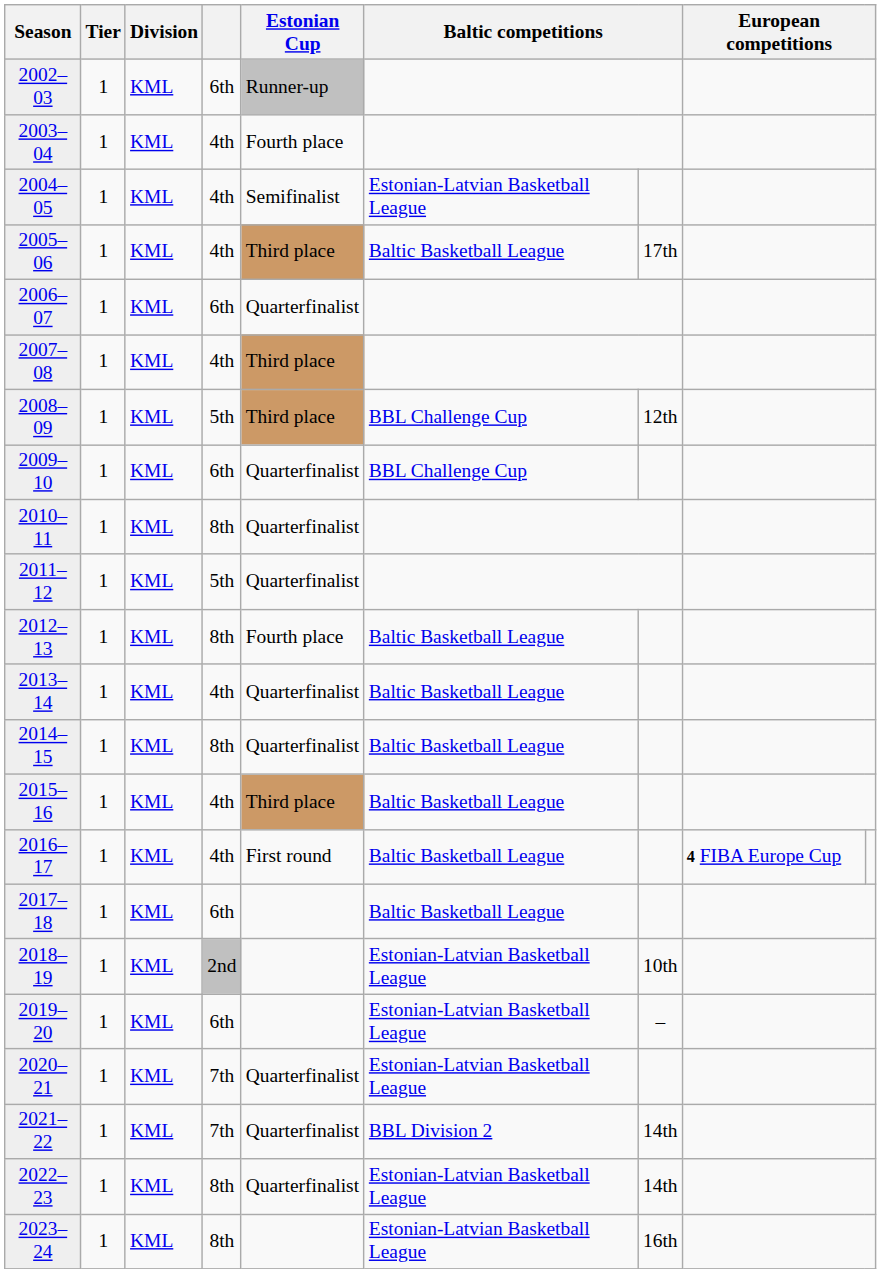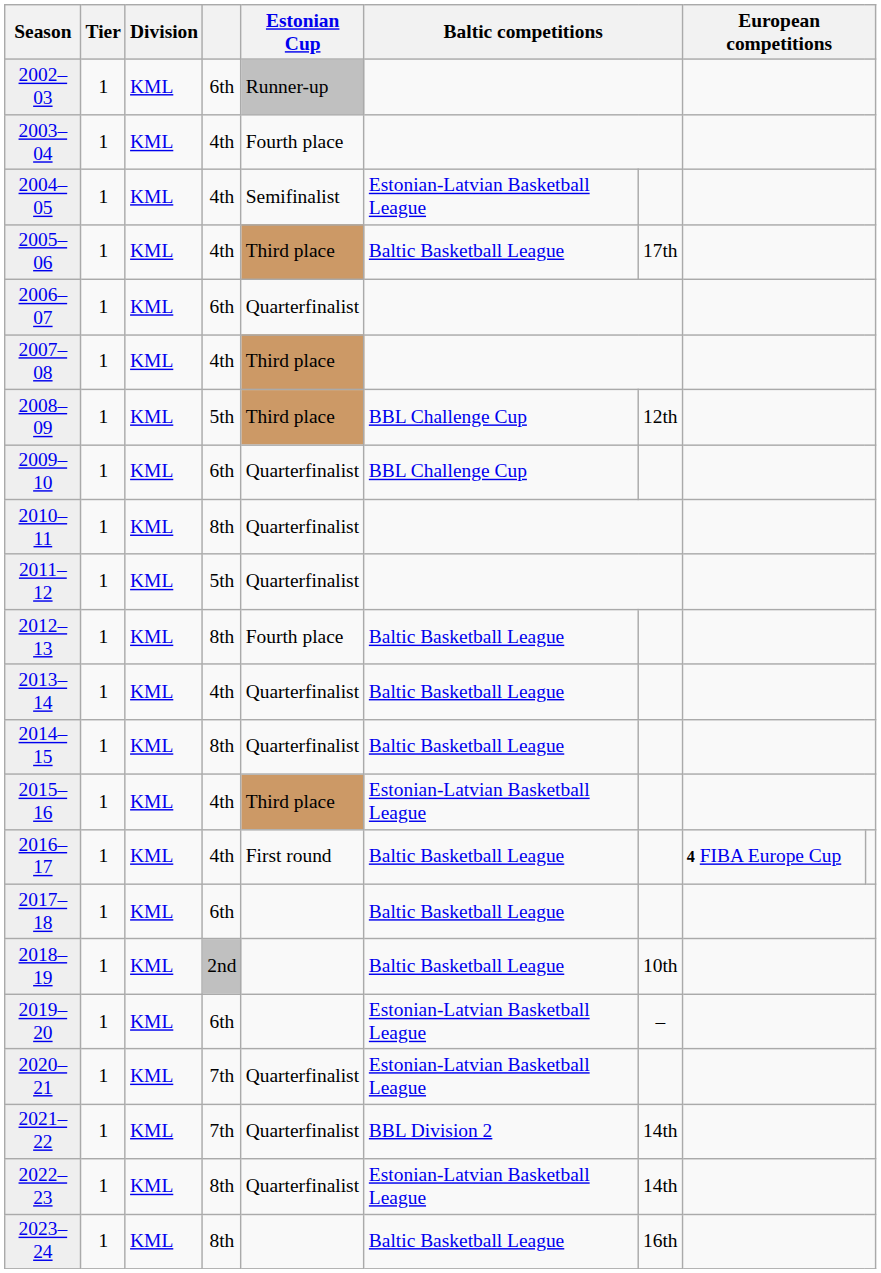(467, 801) Baltic Basketball League -> (479, 801) Estonian-Latvian Basketball League
(479, 965) Estonian-Latvian Basketball League -> (467, 965) Baltic Basketball League
(479, 1240) Estonian-Latvian Basketball League -> (467, 1240) Baltic Basketball League
